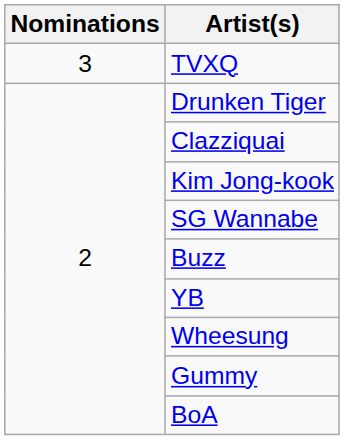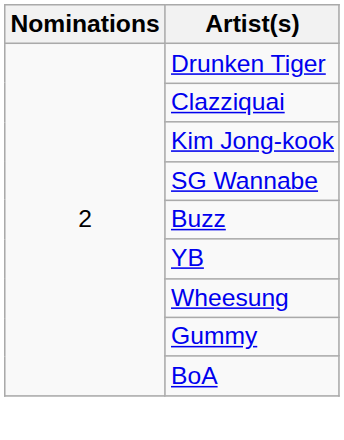- row: (205, 63)
